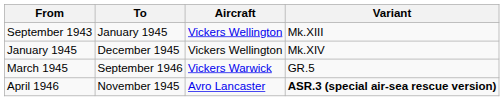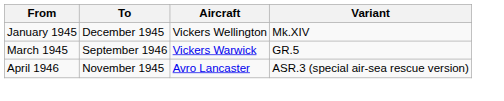- row: (50, 31)
(392, 86) bold -> (371, 68) normal
